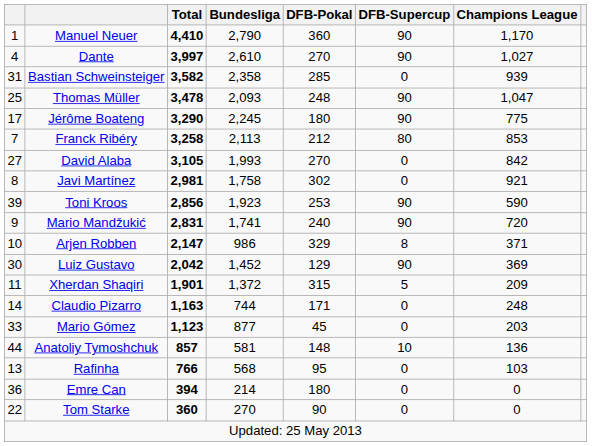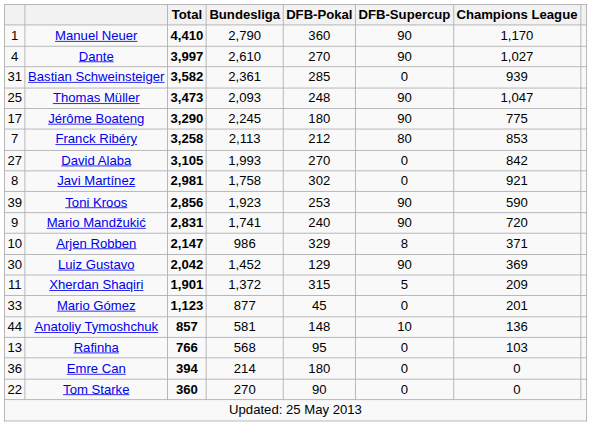(245, 77) 2,358 -> (245, 77) 2,361
(187, 98) 3,478 -> (187, 98) 3,473
- row: (96, 306)
(517, 327) 203 -> (517, 306) 201
